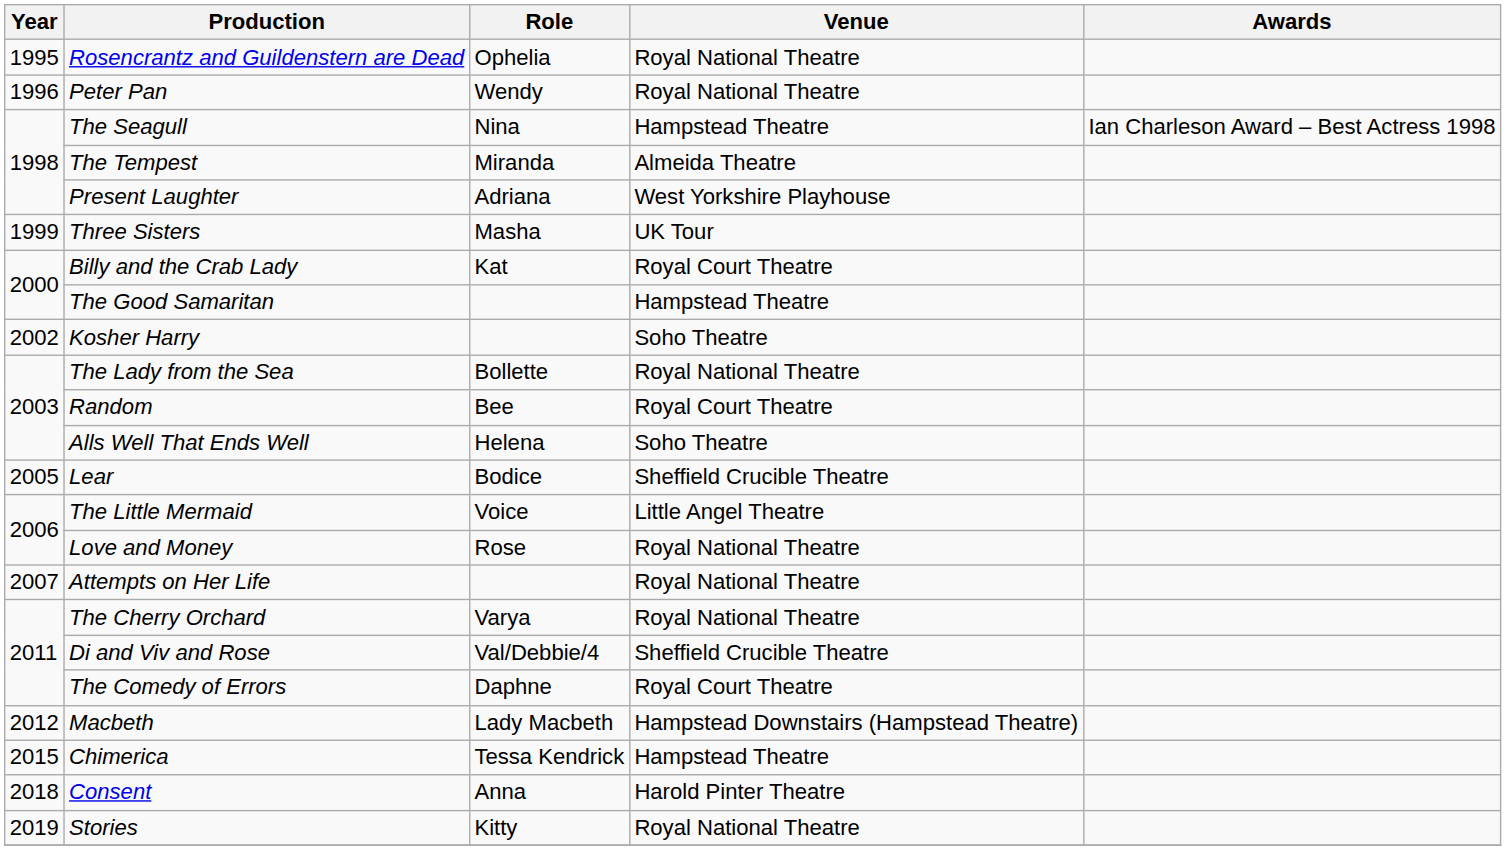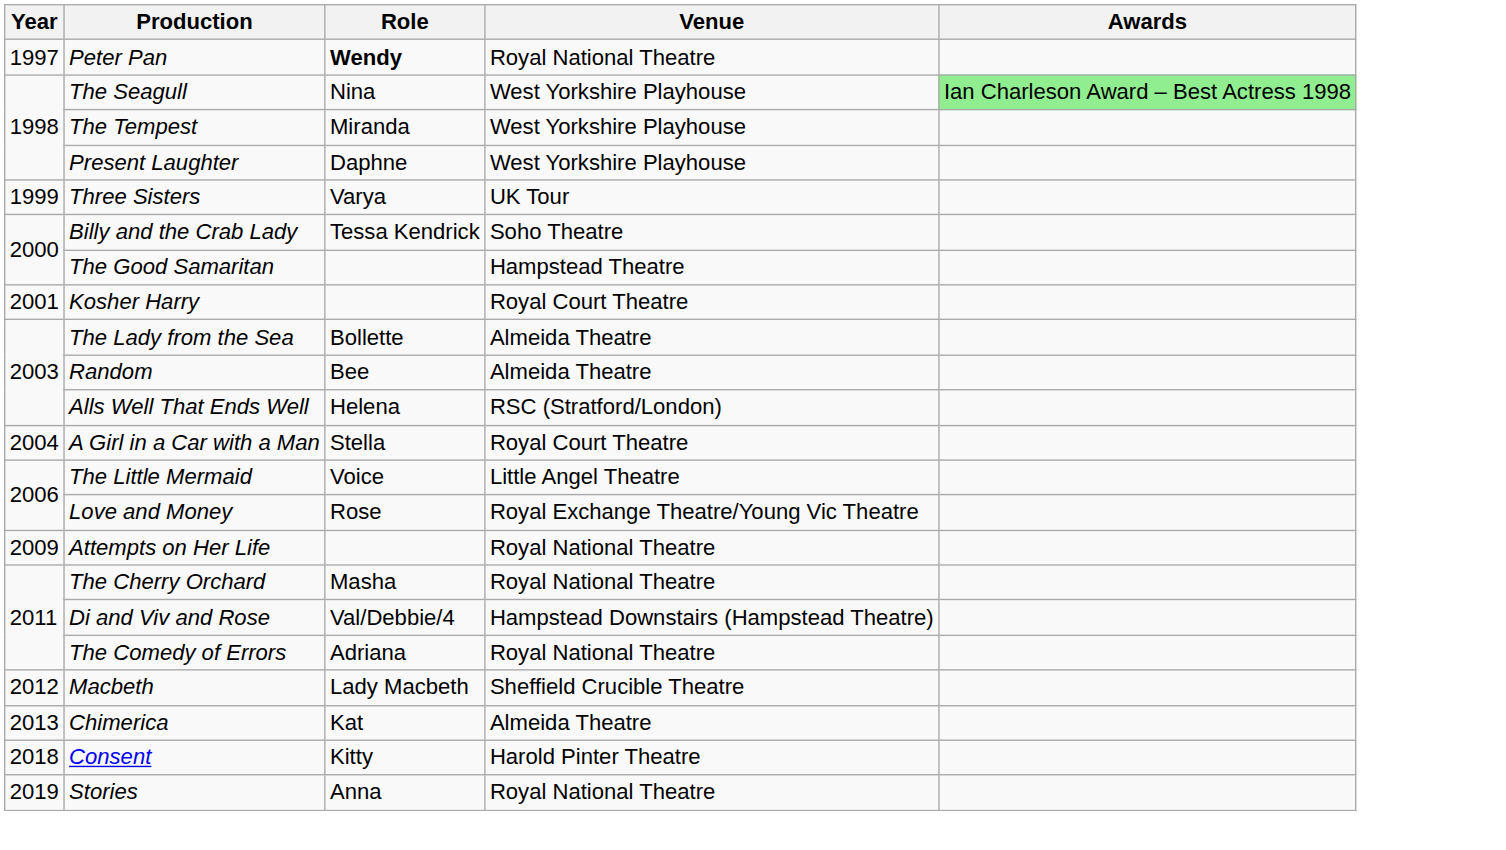- row: (267, 57)
(34, 92) 1996 -> (34, 57) 1997
(509, 92) normal -> (366, 57) bold
(732, 127) Hampstead Theatre -> (618, 92) West Yorkshire Playhouse
(1292, 127) no background -> (1147, 92) lightgreen background
(715, 162) Almeida Theatre -> (618, 127) West Yorkshire Playhouse
(513, 197) Adriana -> (369, 162) Daphne
(508, 232) Masha -> (358, 197) Varya
(491, 267) Kat -> (405, 232) Tessa Kendrick
(734, 267) Royal Court Theatre -> (557, 232) Soho Theatre
(34, 337) 2002 -> (34, 302) 2001
(701, 337) Soho Theatre -> (589, 302) Royal Court Theatre
(747, 372) Royal National Theatre -> (571, 337) Almeida Theatre
(734, 407) Royal Court Theatre -> (571, 372) Almeida Theatre
(701, 442) Soho Theatre -> (606, 407) RSC (Stratford/London)
+ row: (194, 442)
- row: (91, 477)
(747, 547) Royal National Theatre -> (704, 512) Royal Exchange Theatre/Young Vic Theatre
(34, 582) 2007 -> (34, 547) 2009
(502, 617) Varya -> (363, 582) Masha
(762, 652) Sheffield Crucible Theatre -> (712, 617) Hampstead Downstairs (Hampstead Theatre)
(513, 687) Daphne -> (368, 652) Adriana
(734, 687) Royal Court Theatre -> (603, 652) Royal National Theatre
(856, 722) Hampstead Downstairs (Hampstead Theatre) -> (617, 687) Sheffield Crucible Theatre
(34, 757) 2015 -> (34, 722) 2013
(549, 757) Tessa Kendrick -> (347, 722) Kat
(732, 757) Hampstead Theatre -> (571, 722) Almeida Theatre
(500, 792) Anna -> (351, 757) Kitty
(496, 827) Kitty -> (356, 792) Anna
